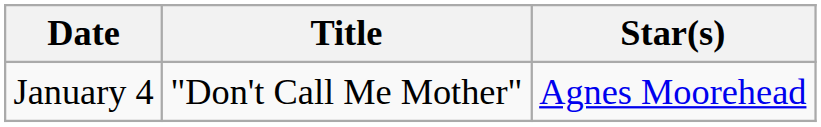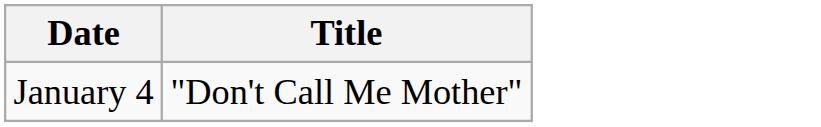- column: (673, 33)
